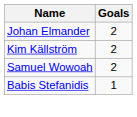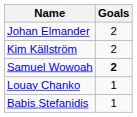(114, 67) normal -> (114, 67) bold
+ row: (44, 85)
